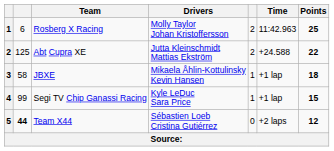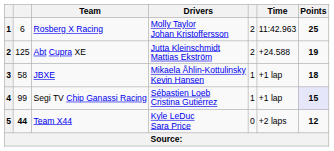(313, 52) 22 -> (313, 52) 19
(173, 98) Kyle LeDuc Sara Price -> (184, 98) Sébastien Loeb Cristina Gutiérrez
(313, 98) no background -> (313, 98) lavender background
(184, 121) Sébastien Loeb Cristina Gutiérrez -> (173, 121) Kyle LeDuc Sara Price
